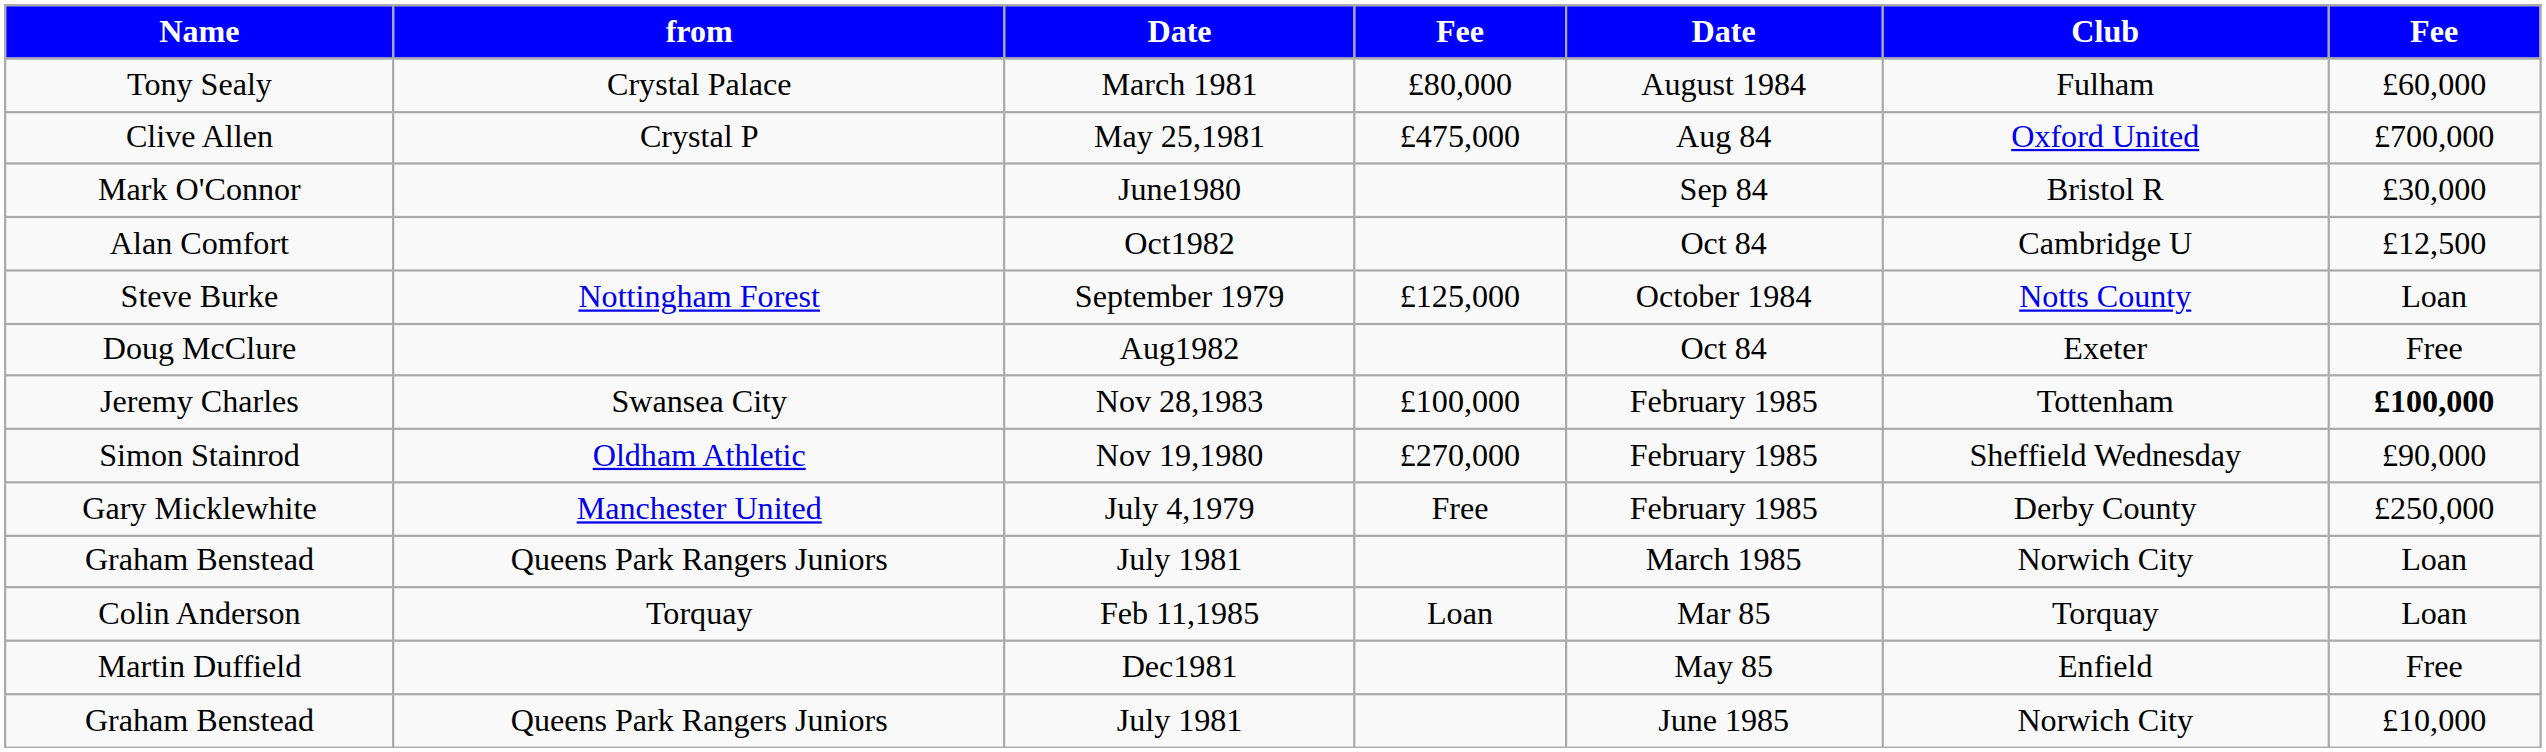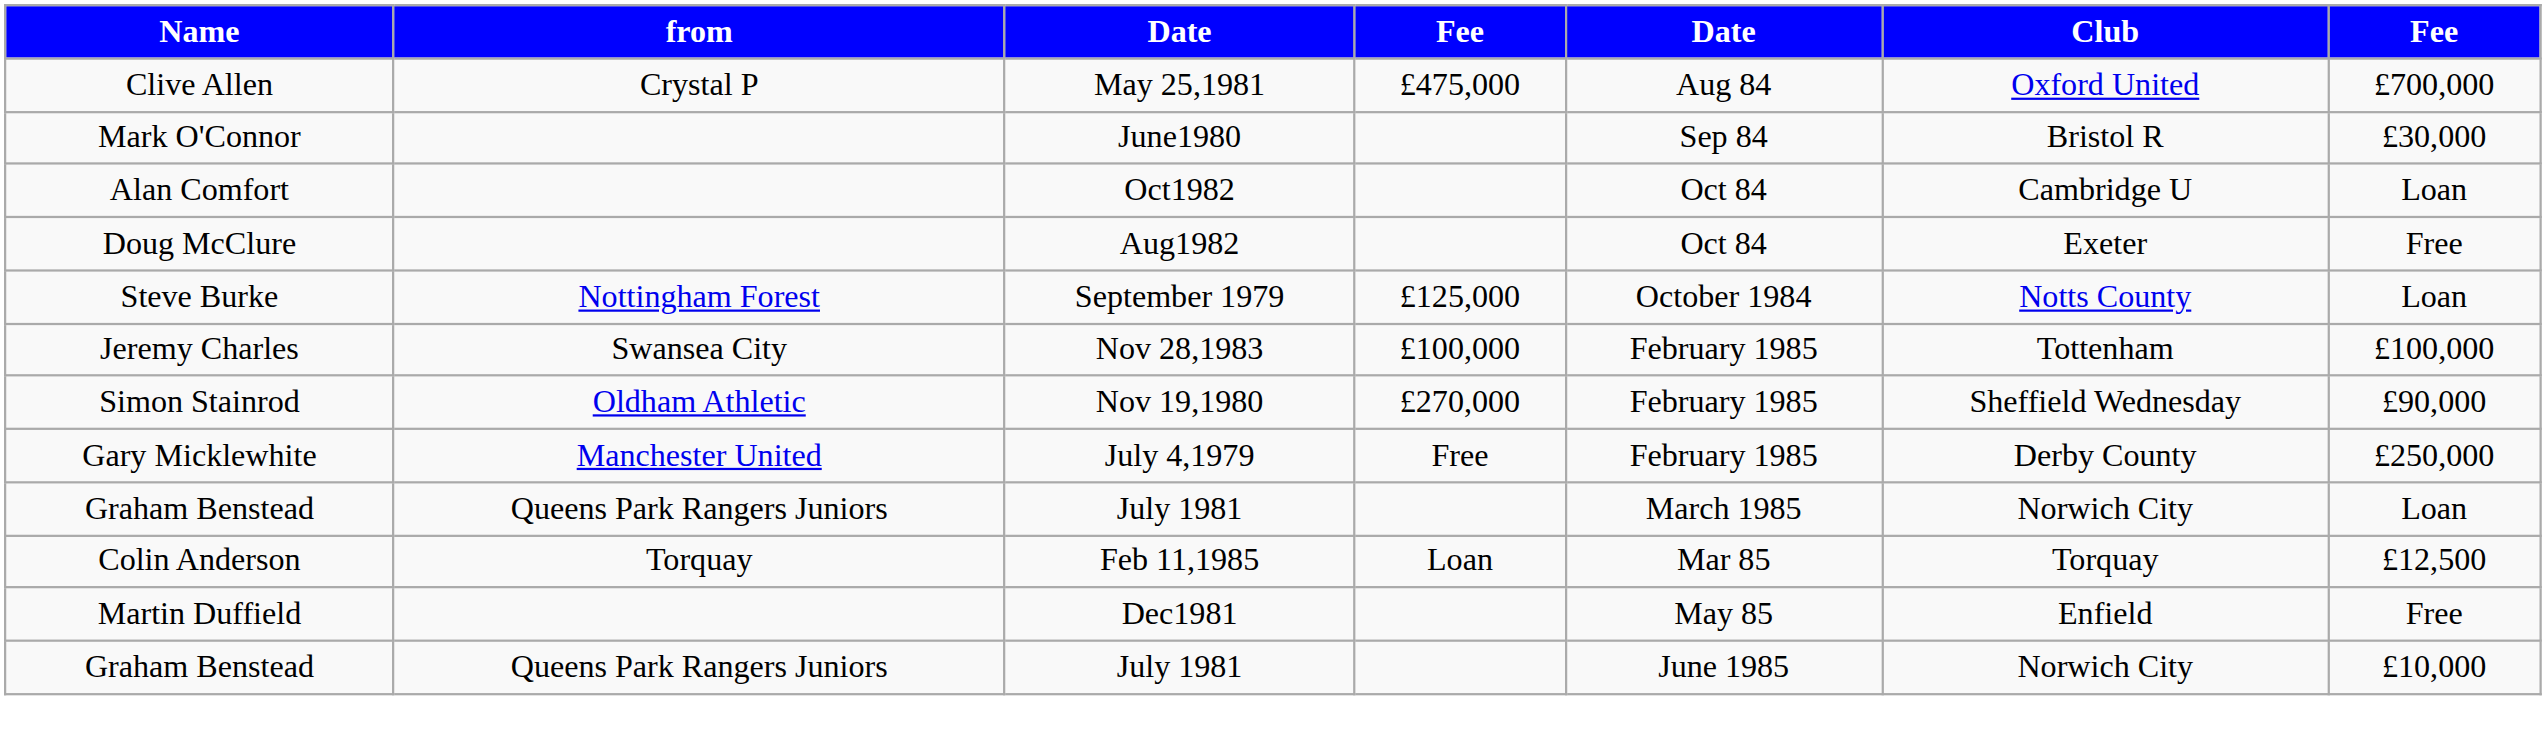- row: (199, 84)
(2434, 243) £12,500 -> (2434, 190) Loan
rows swapped: (199, 296) <-> (199, 349)
(2434, 402) bold -> (2434, 349) normal
(2434, 613) Loan -> (2434, 560) £12,500
